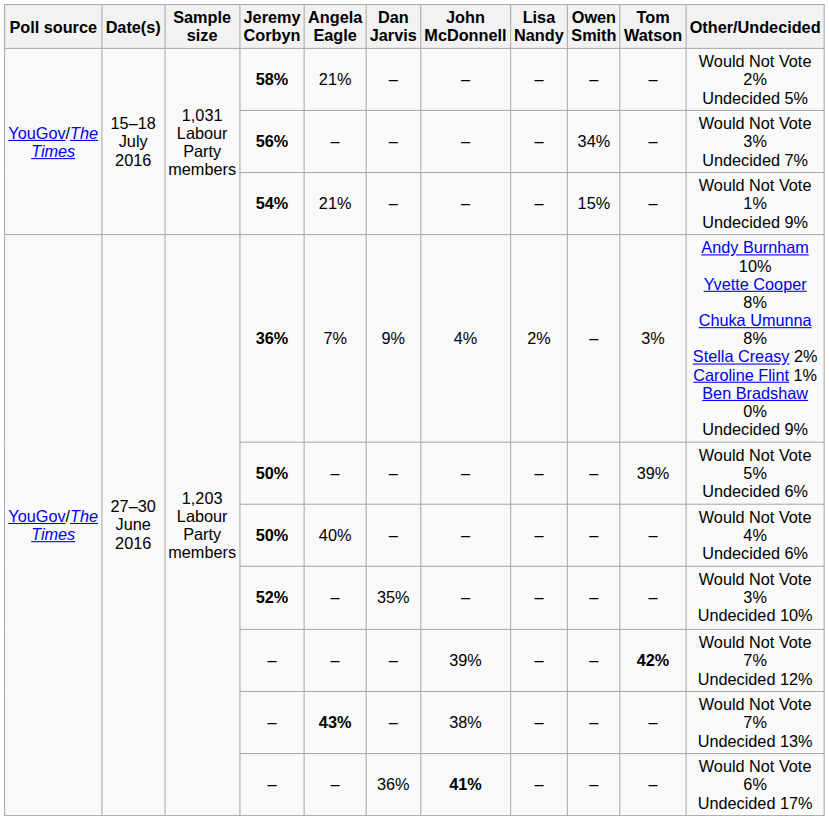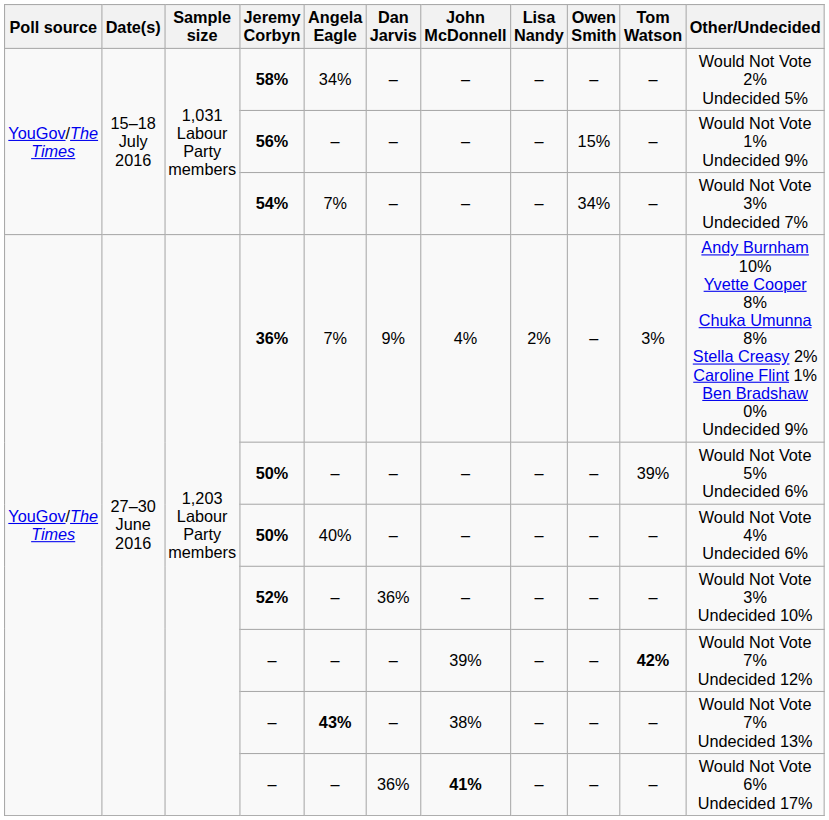(335, 80) 21% -> (335, 80) 34%
(594, 142) 34% -> (594, 142) 15%
(755, 142) Would Not Vote 3% Undecided 7% -> (755, 142) Would Not Vote 1% Undecided 9%
(335, 204) 21% -> (335, 204) 7%
(594, 204) 15% -> (594, 204) 34%
(755, 204) Would Not Vote 1% Undecided 9% -> (755, 204) Would Not Vote 3% Undecided 7%
(393, 598) 35% -> (393, 598) 36%
